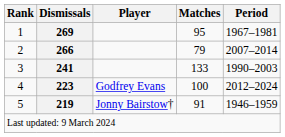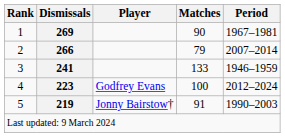(200, 31) 95 -> (200, 31) 90
(252, 68) 1990–2003 -> (252, 68) 1946–1959
(252, 104) 1946–1959 -> (252, 104) 1990–2003
